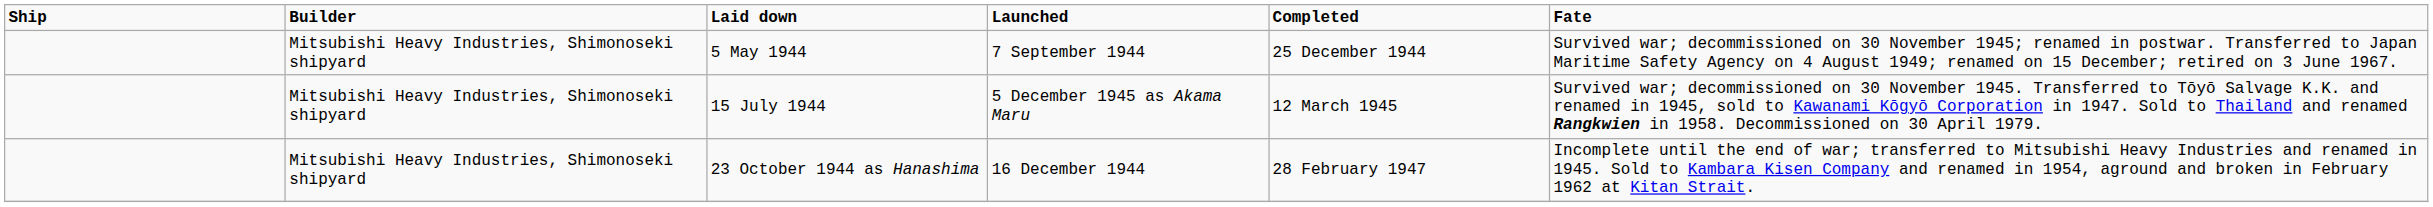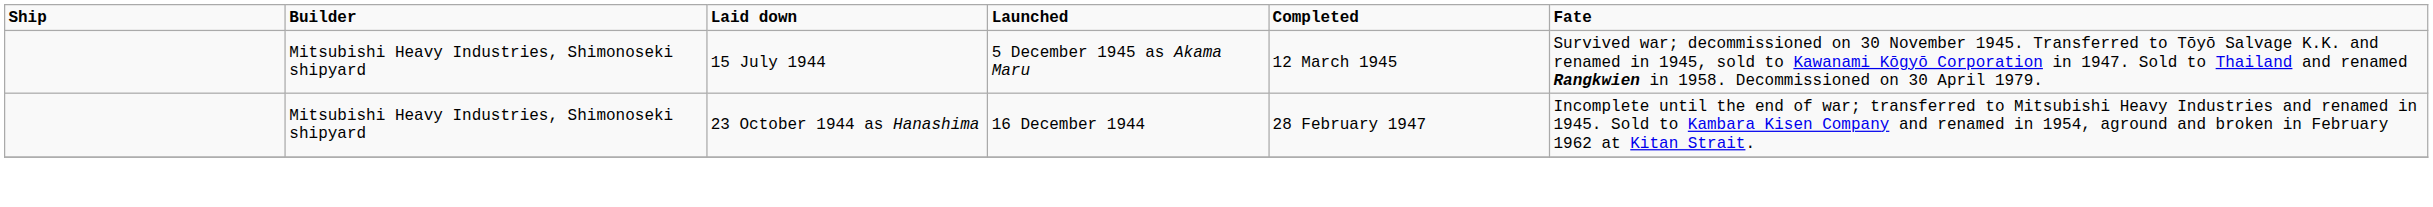- row: (759, 53)
